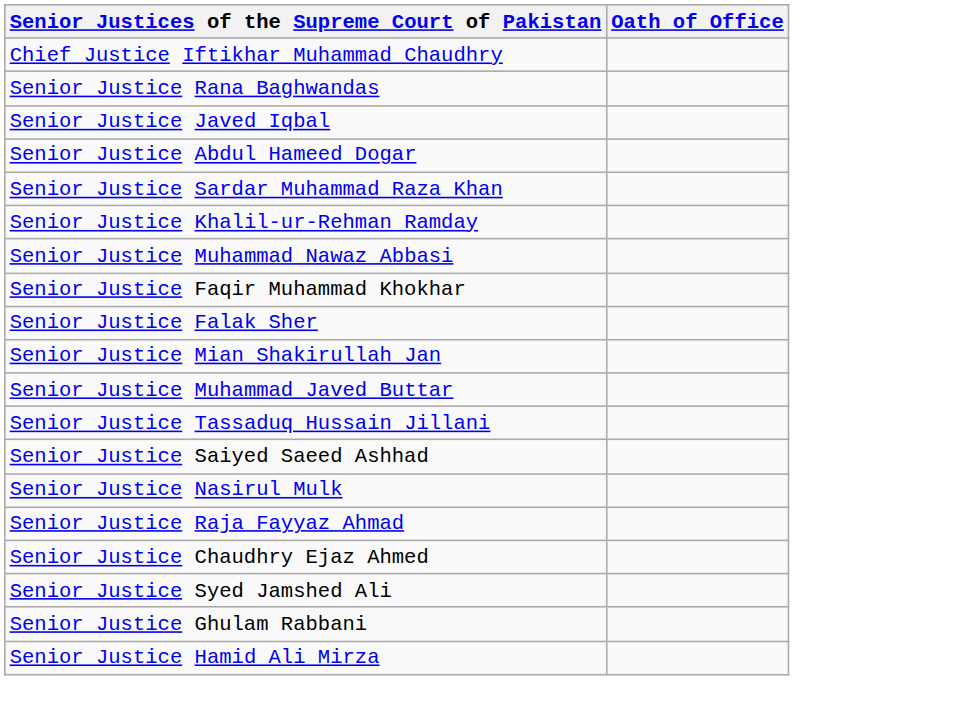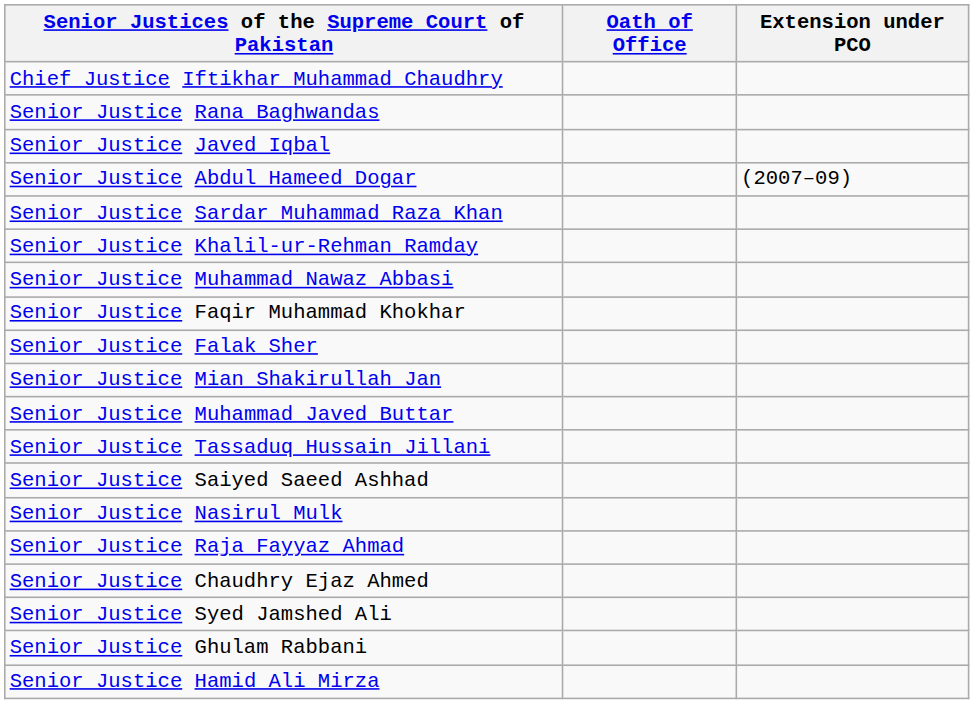+ column: (852, 33)
